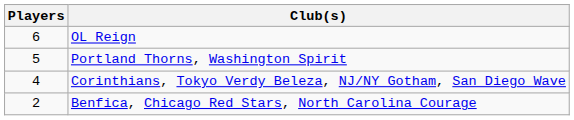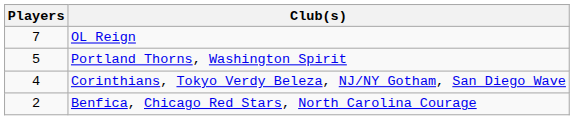(36, 38) 6 -> (36, 38) 7
